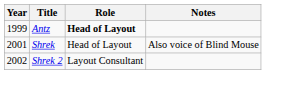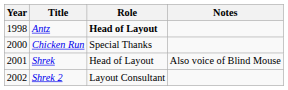(17, 28) 1999 -> (17, 28) 1998
+ row: (58, 45)
